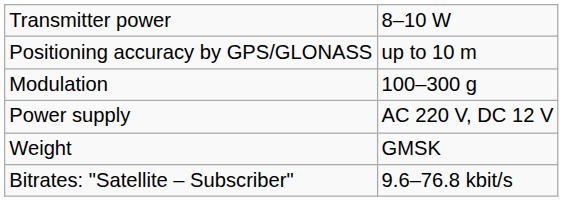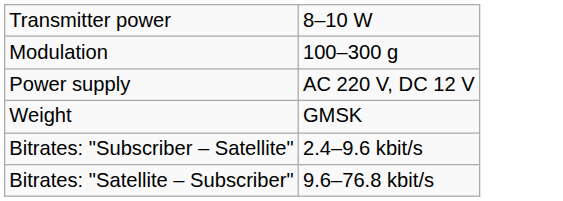- row: (191, 52)
+ row: (151, 148)
